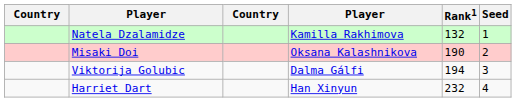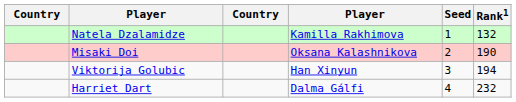columns swapped: (461, 15) <-> (495, 15)
(327, 70) Dalma Gálfi -> (324, 70) Han Xinyun
(324, 88) Han Xinyun -> (327, 88) Dalma Gálfi
